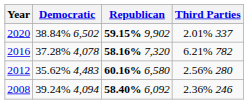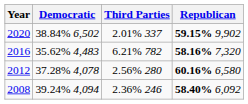columns swapped: (137, 14) <-> (208, 14)
(67, 51) 37.28% 4,078 -> (67, 51) 35.62% 4,483
(67, 70) 35.62% 4,483 -> (67, 70) 37.28% 4,078
